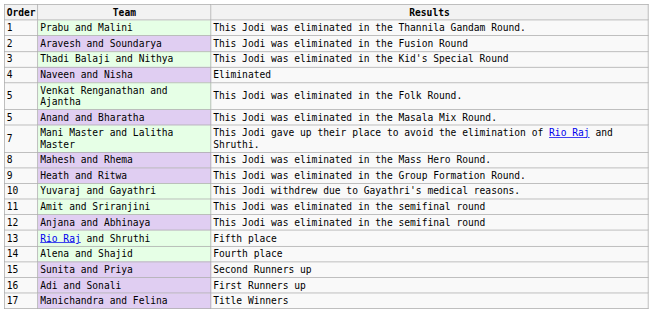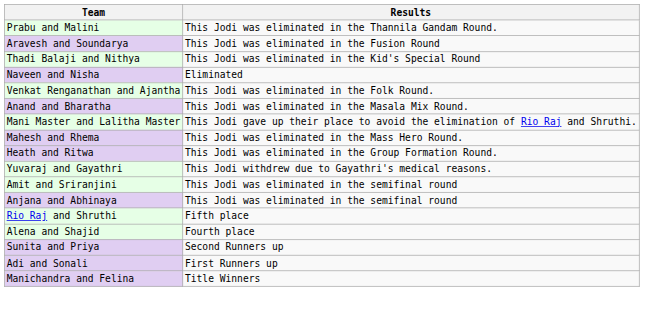- column: (21, 12)
